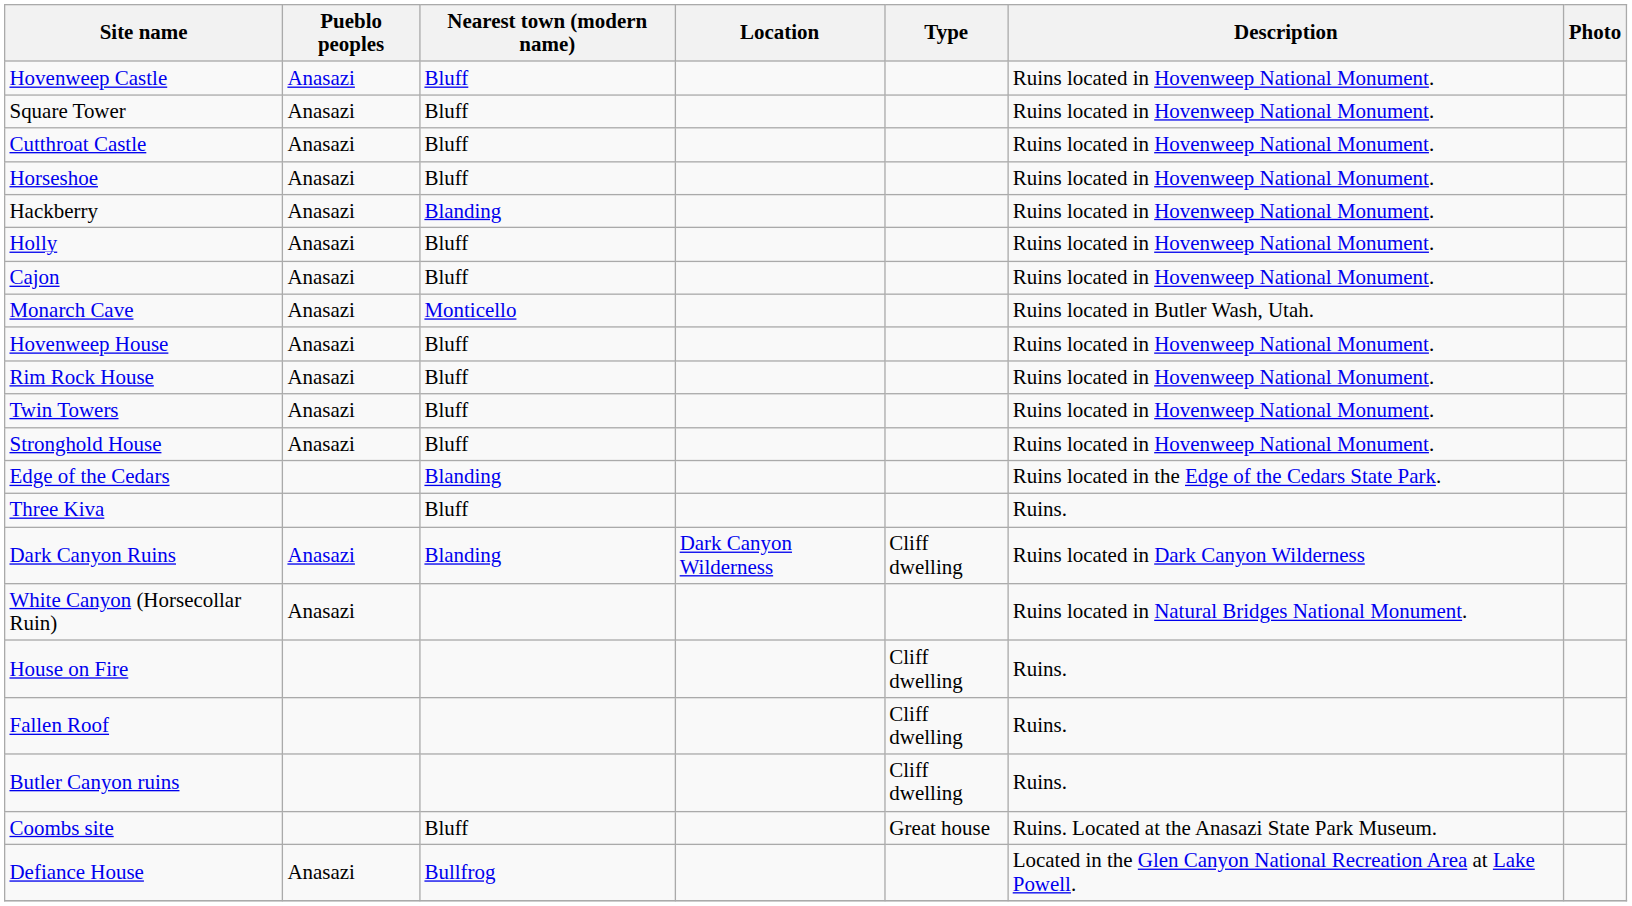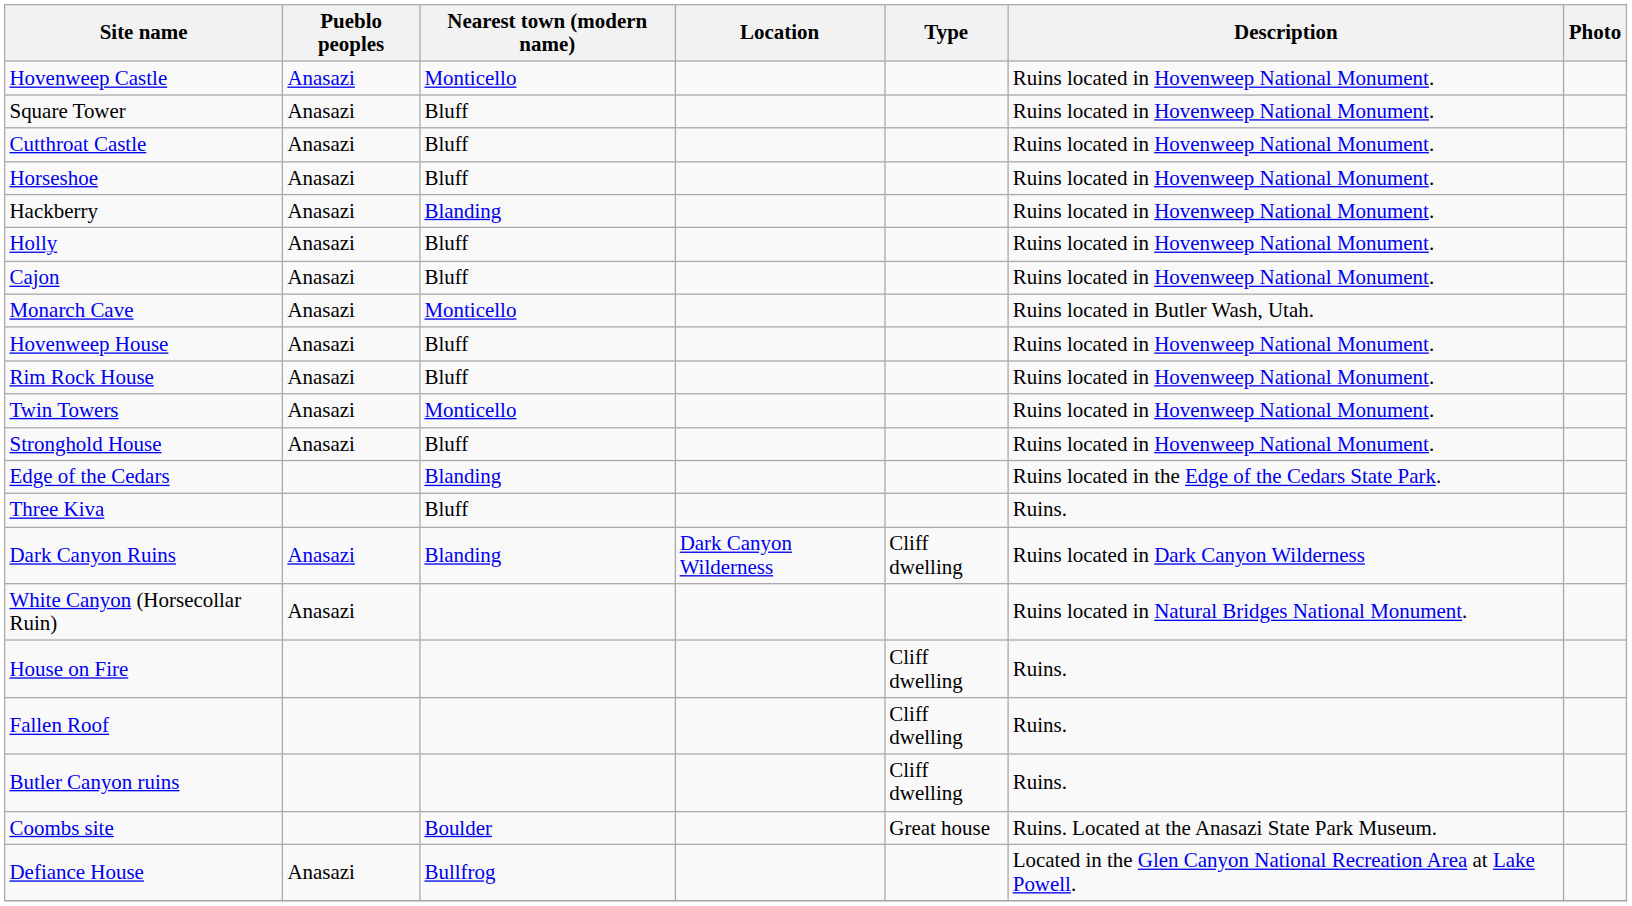(446, 77) Bluff -> (470, 77) Monticello
(446, 410) Bluff -> (470, 410) Monticello
(446, 827) Bluff -> (458, 827) Boulder
